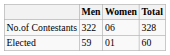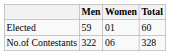rows swapped: (42, 27) <-> (21, 43)
